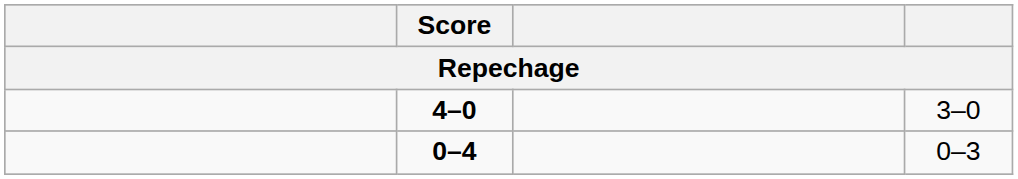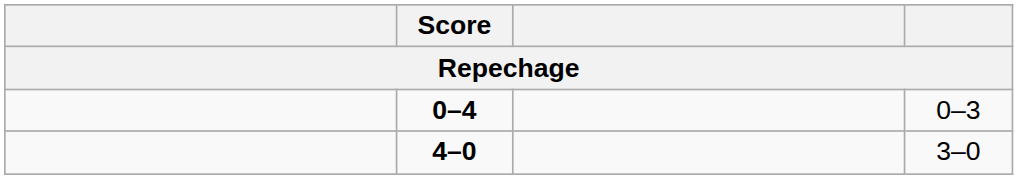rows swapped: (454, 151) <-> (454, 109)
